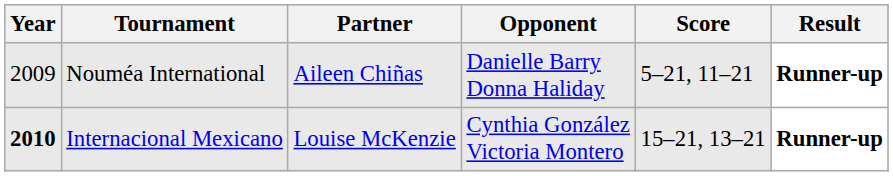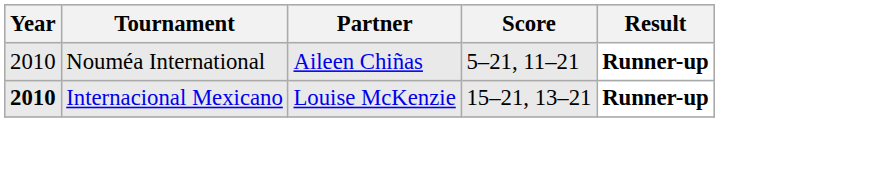- column: (548, 23)
(33, 74) 2009 -> (33, 61) 2010
